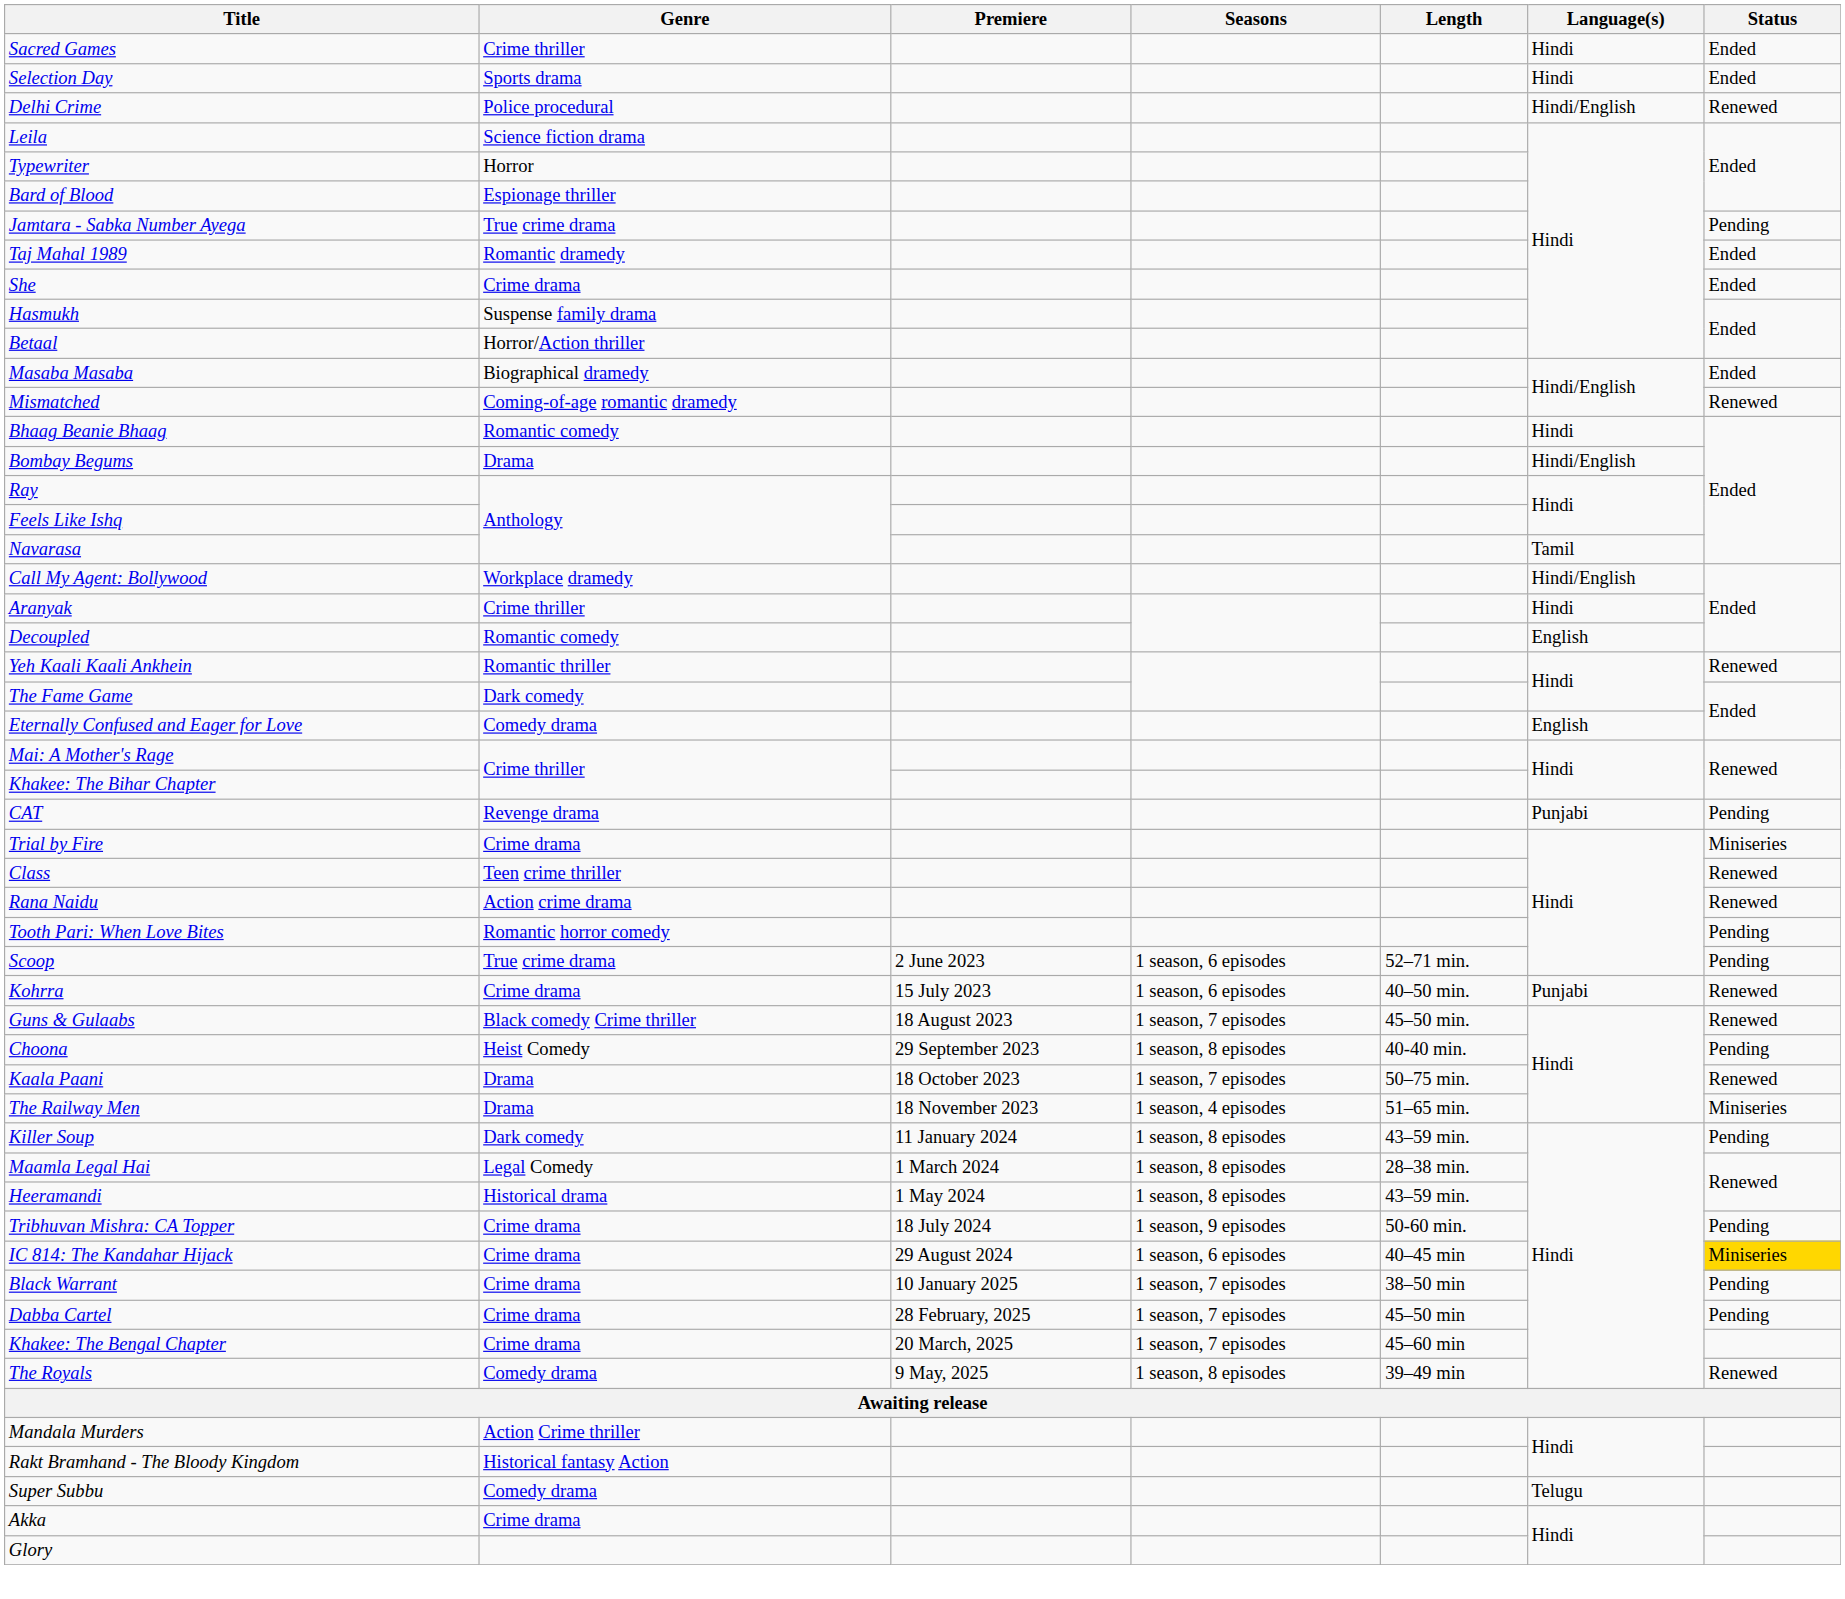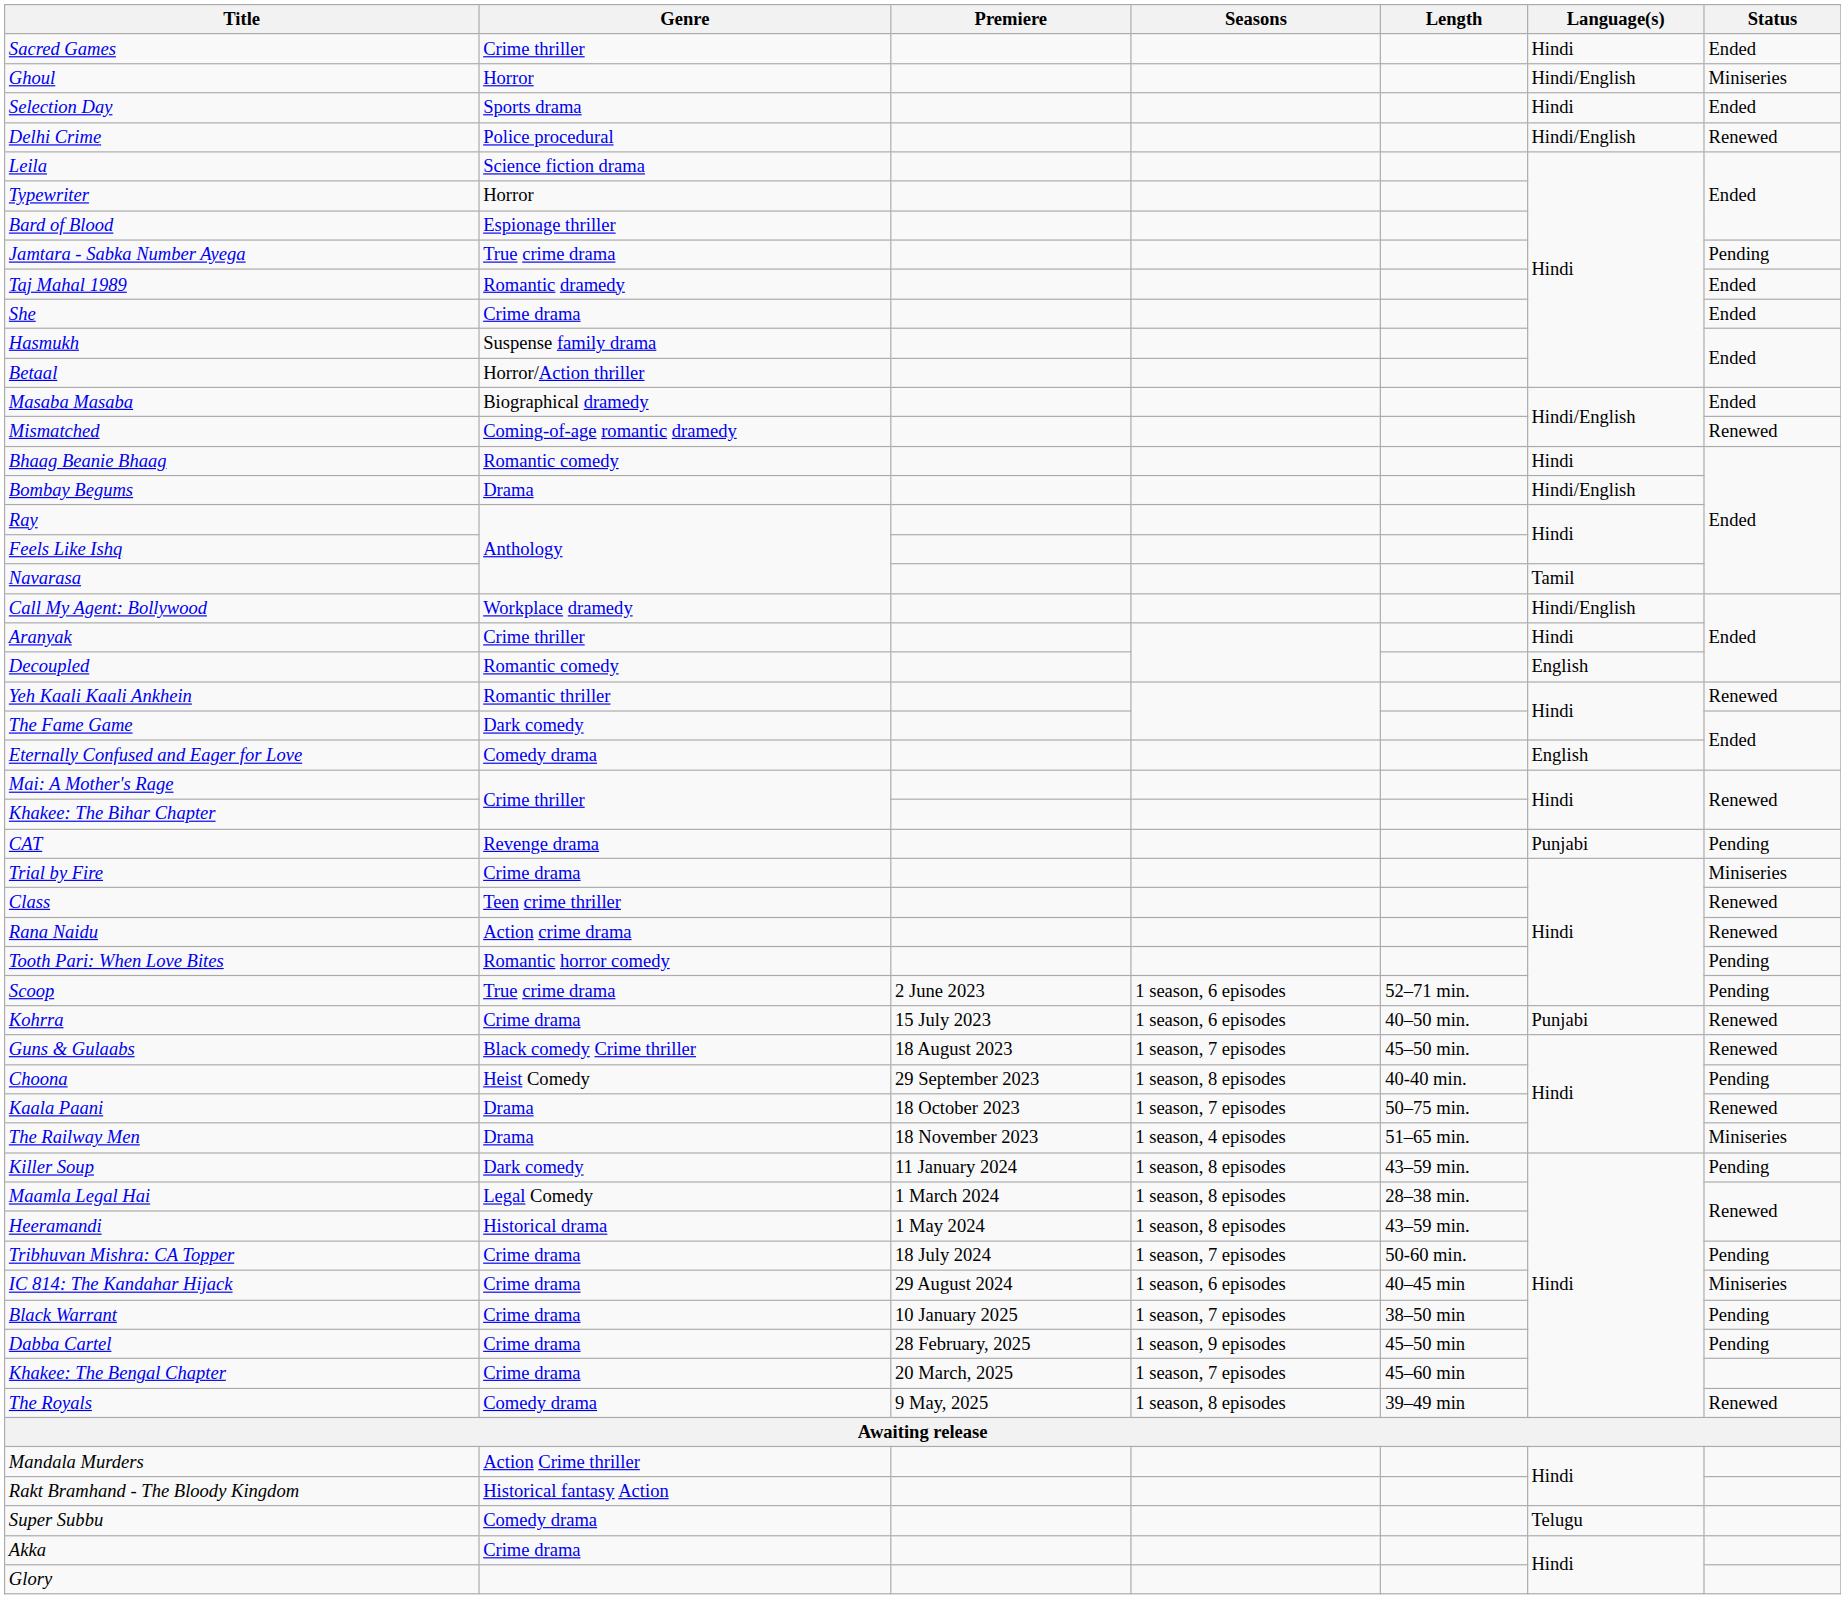+ row: (32, 78)
(1210, 1226) 1 season, 9 episodes -> (1210, 1255) 1 season, 7 episodes
(1748, 1255) gold background -> (1748, 1284) no background
(1210, 1314) 1 season, 7 episodes -> (1210, 1343) 1 season, 9 episodes
